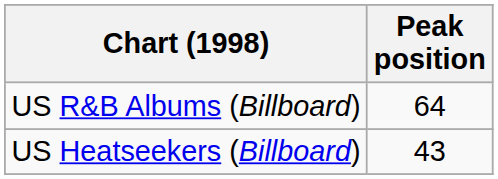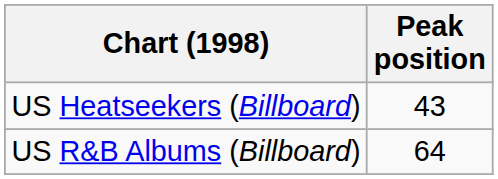rows swapped: (186, 151) <-> (186, 105)
